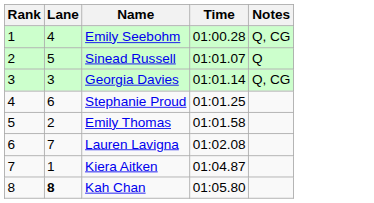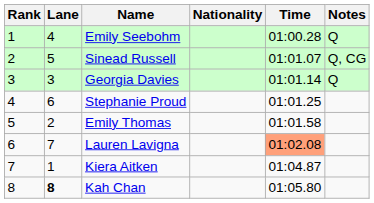+ column: (227, 15)
(271, 36) Q, CG -> (333, 36) Q
(257, 58) Q -> (347, 58) Q, CG
(271, 79) Q, CG -> (333, 79) Q
(219, 144) no background -> (295, 144) lightsalmon background
